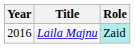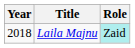(19, 33) 2016 -> (19, 33) 2018
